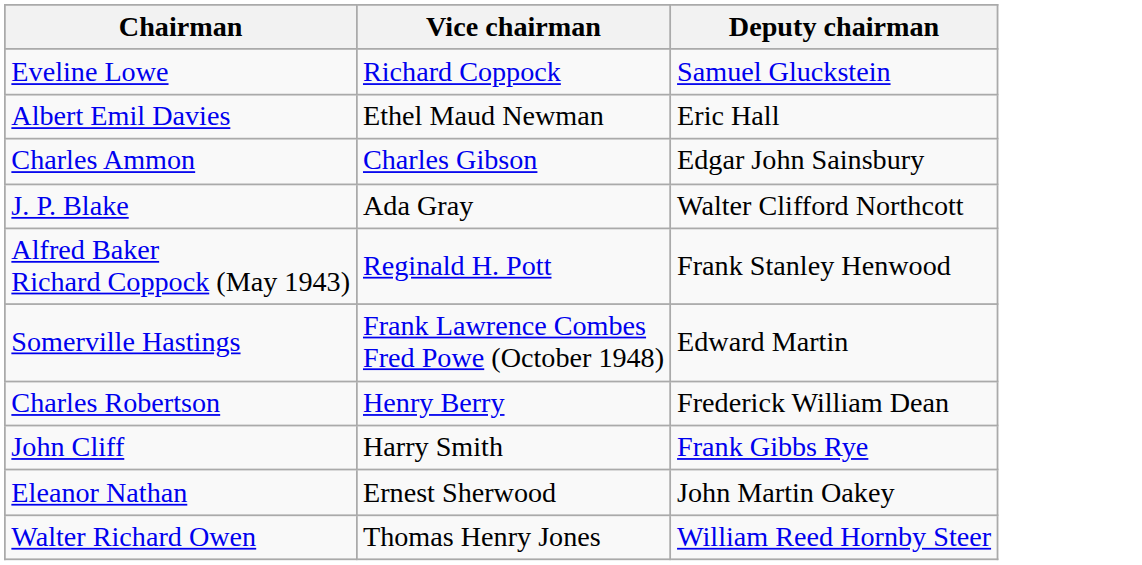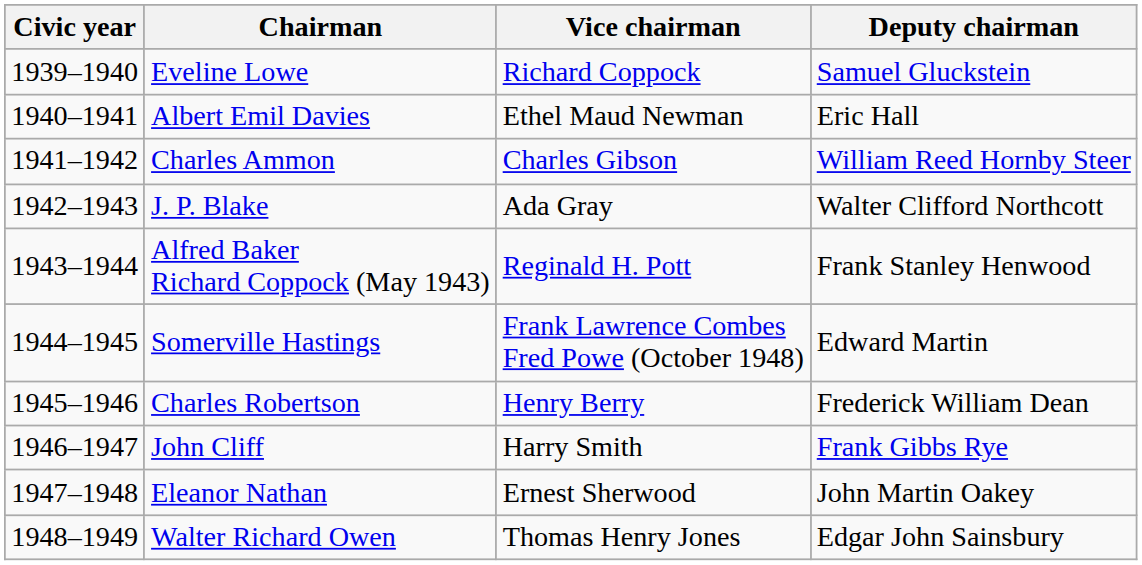+ column: (75, 26)
(801, 160) Edgar John Sainsbury -> (974, 160) William Reed Hornby Steer
(834, 536) William Reed Hornby Steer -> (940, 536) Edgar John Sainsbury
